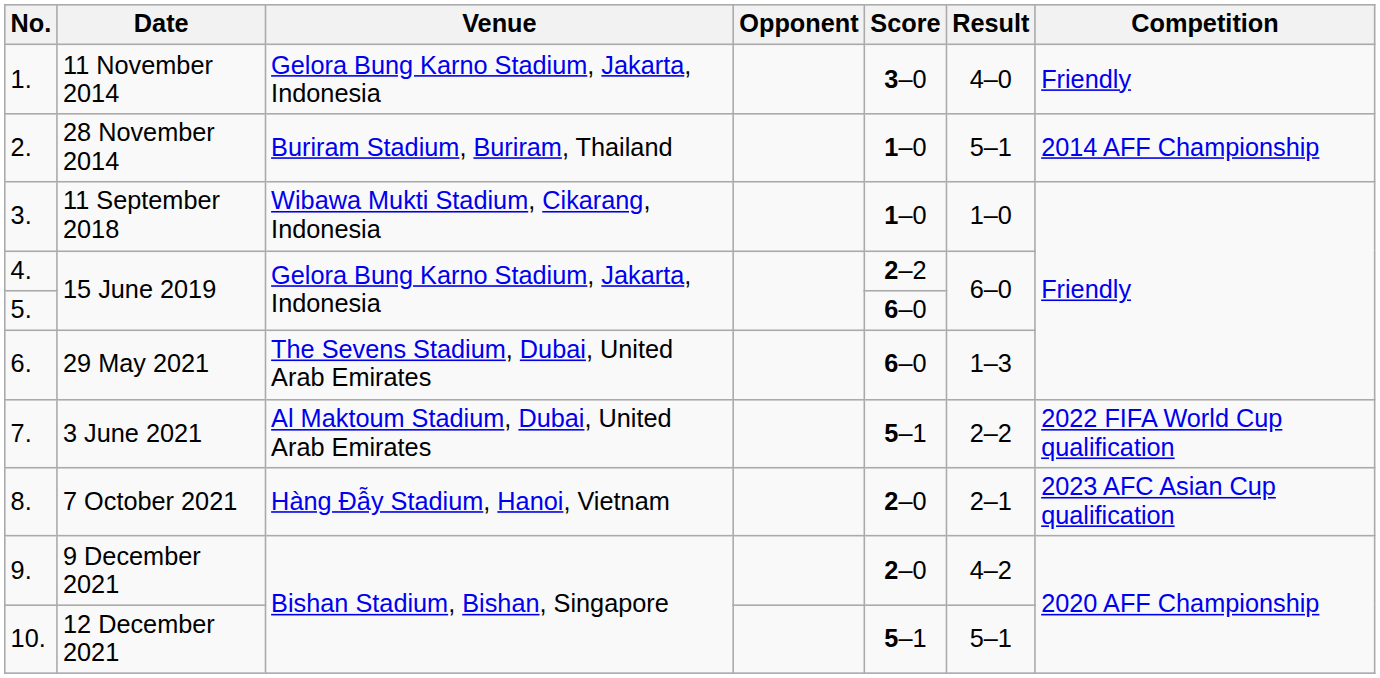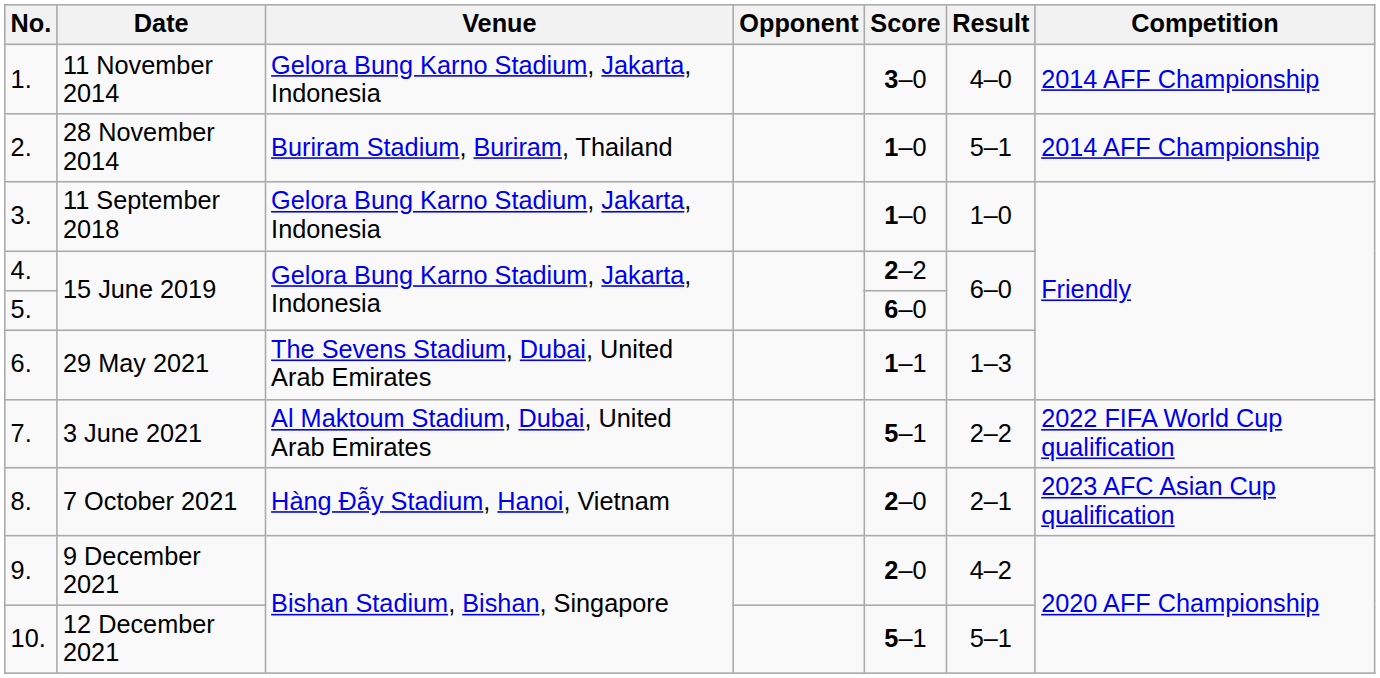(1086, 78) Friendly -> (1180, 78) 2014 AFF Championship
(461, 215) Wibawa Mukti Stadium, Cikarang, Indonesia -> (481, 215) Gelora Bung Karno Stadium, Jakarta, Indonesia
(905, 364) 6–0 -> (905, 364) 1–1
